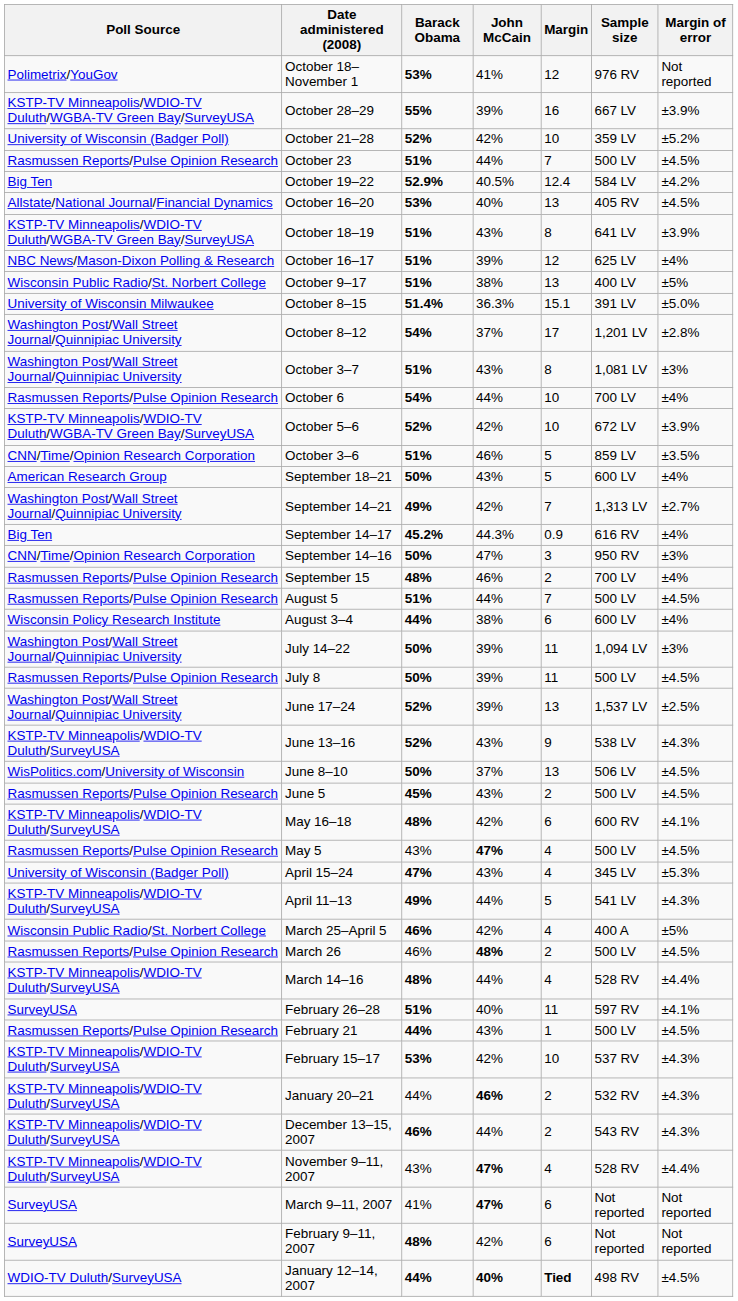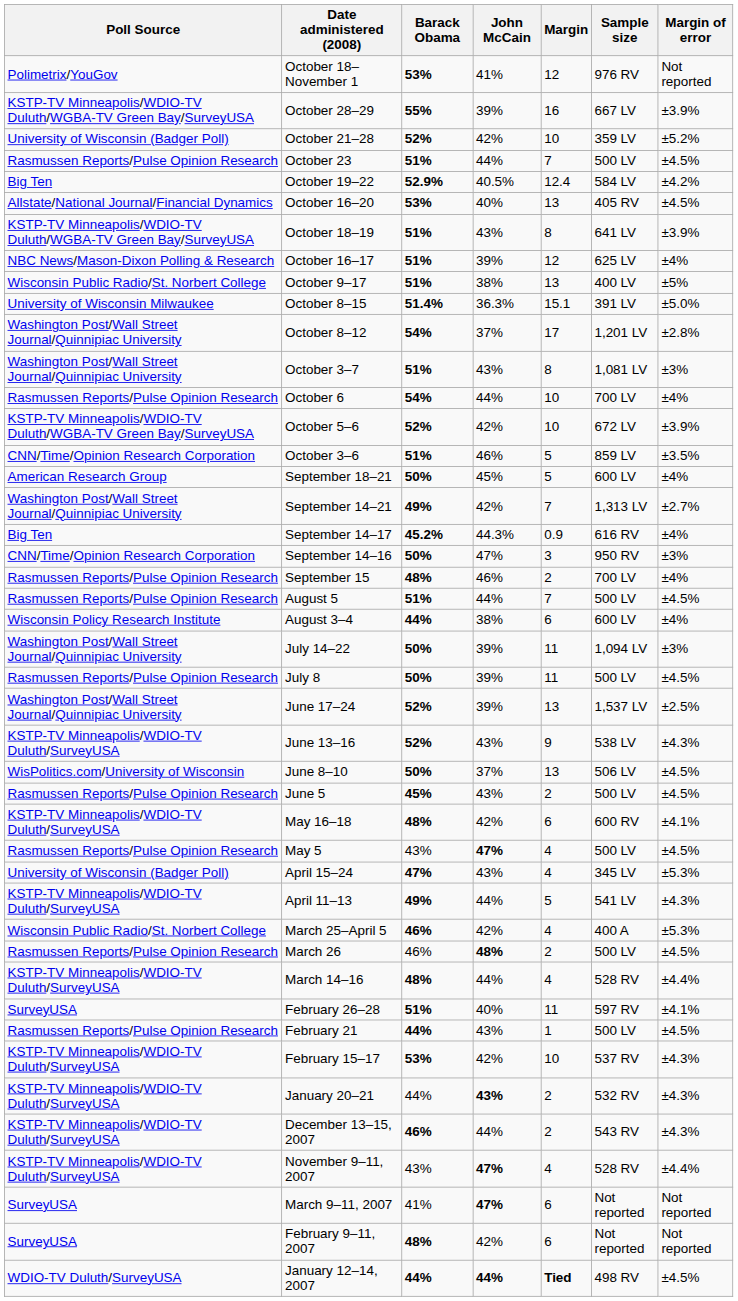(489, 477) 43% -> (489, 477) 45%
(675, 930) ±5% -> (680, 930) ±5.3%
(489, 1095) 46% -> (489, 1095) 43%
(489, 1278) 40% -> (489, 1278) 44%
